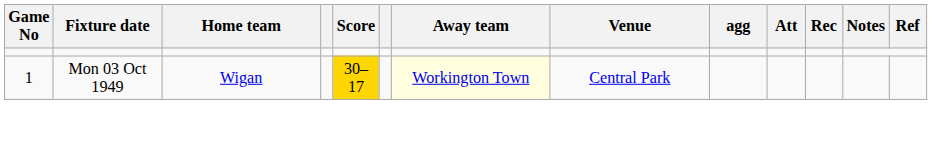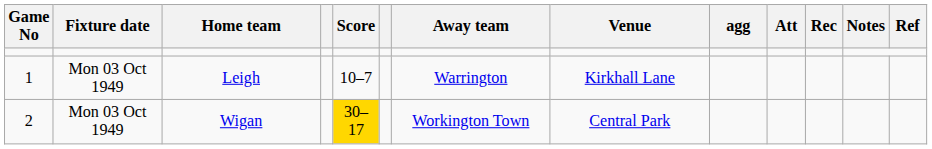+ row: (241, 77)
(29, 77) 1 -> (29, 121) 2
(471, 77) lightyellow background -> (471, 121) no background
